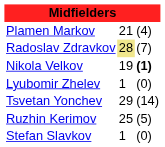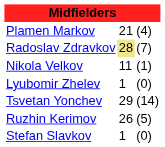(126, 66) 19 -> (125, 66) 11
(144, 66) bold -> (144, 66) normal
(126, 118) 25 -> (126, 118) 26
